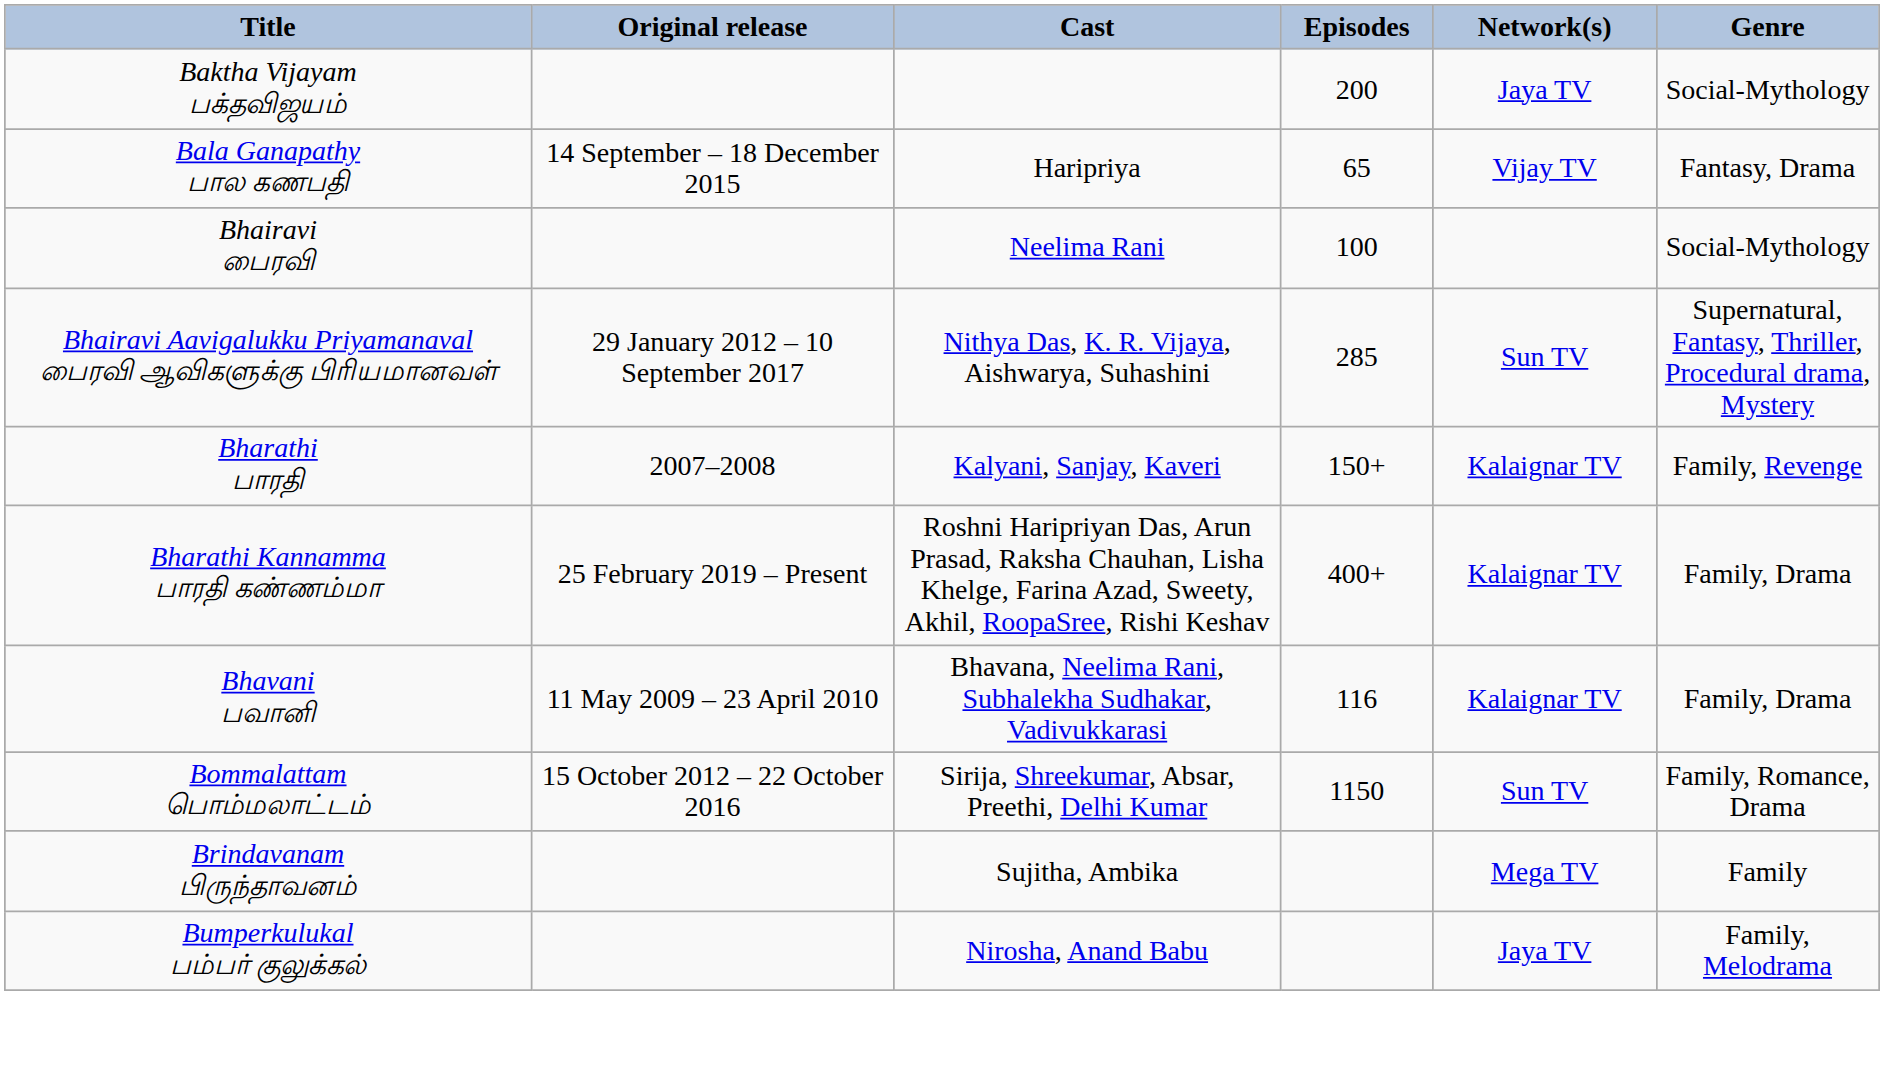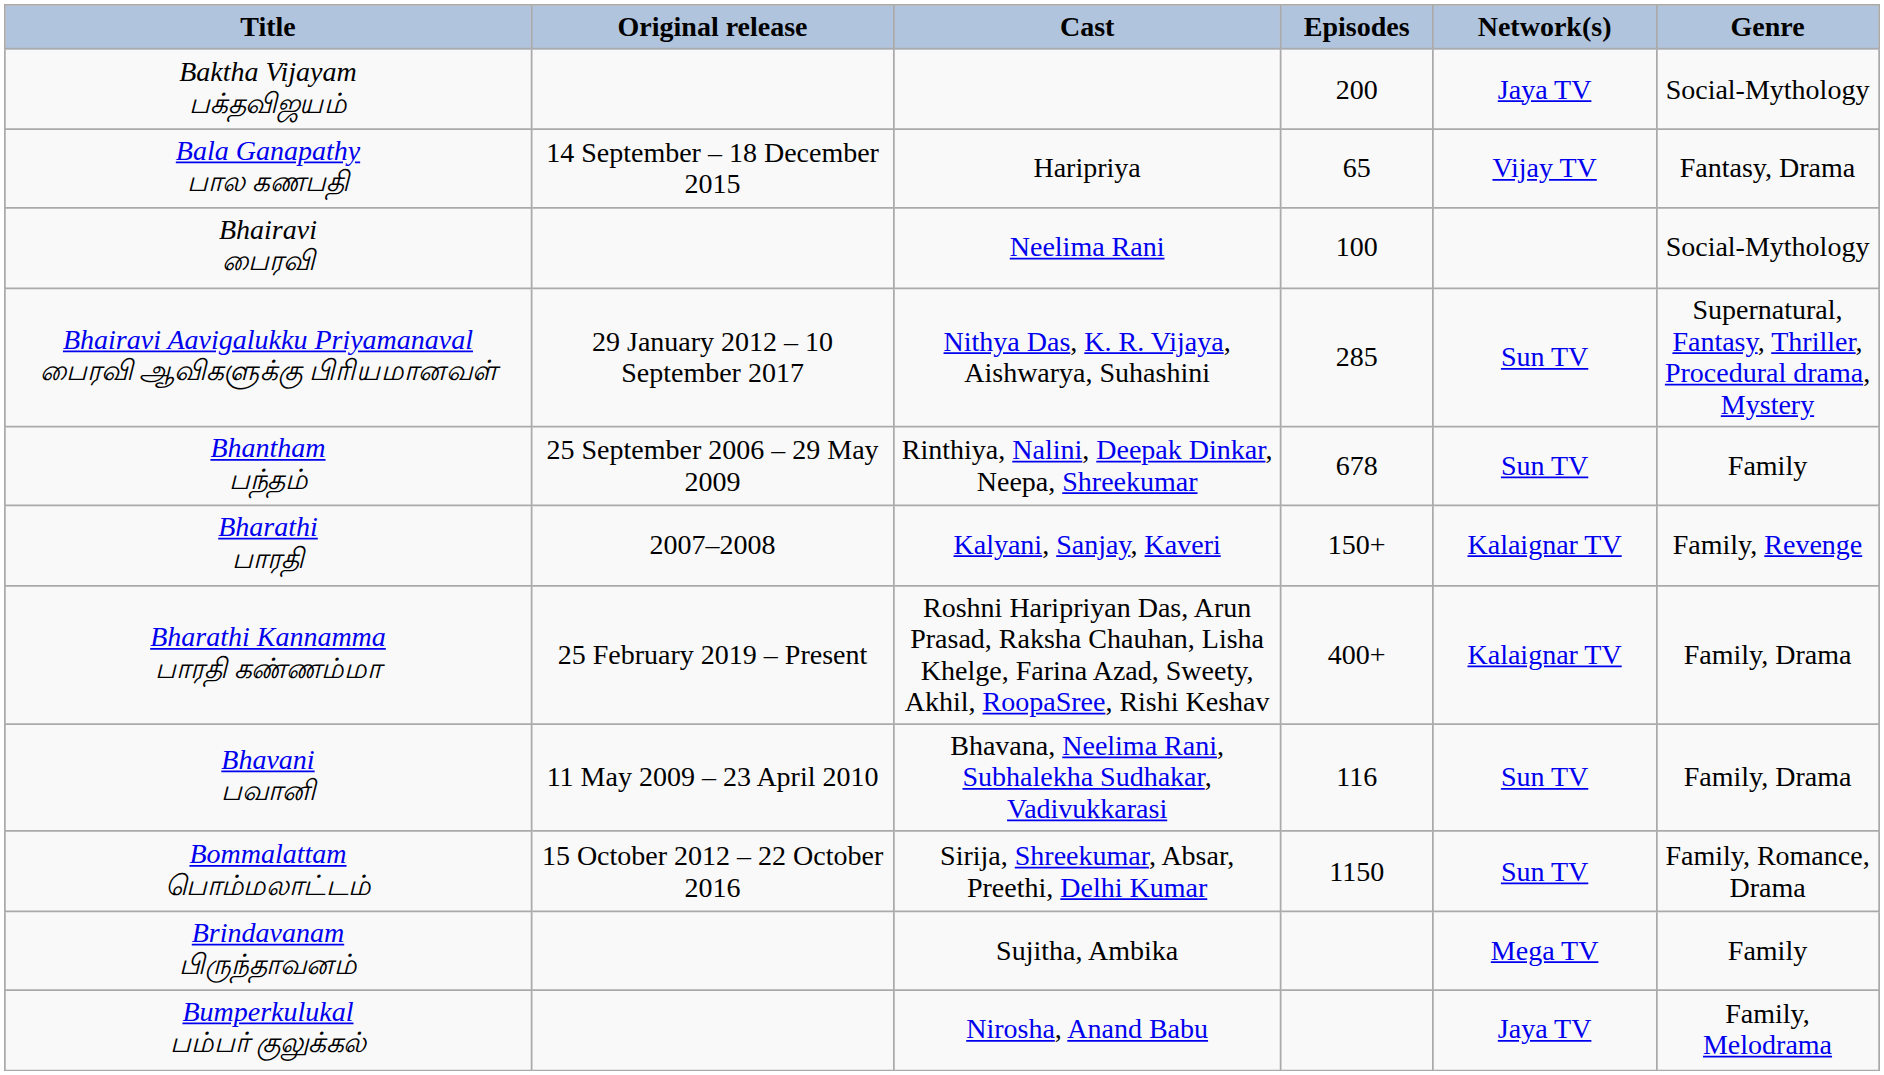+ row: (268, 463)
(1545, 698) Kalaignar TV -> (1545, 777) Sun TV
